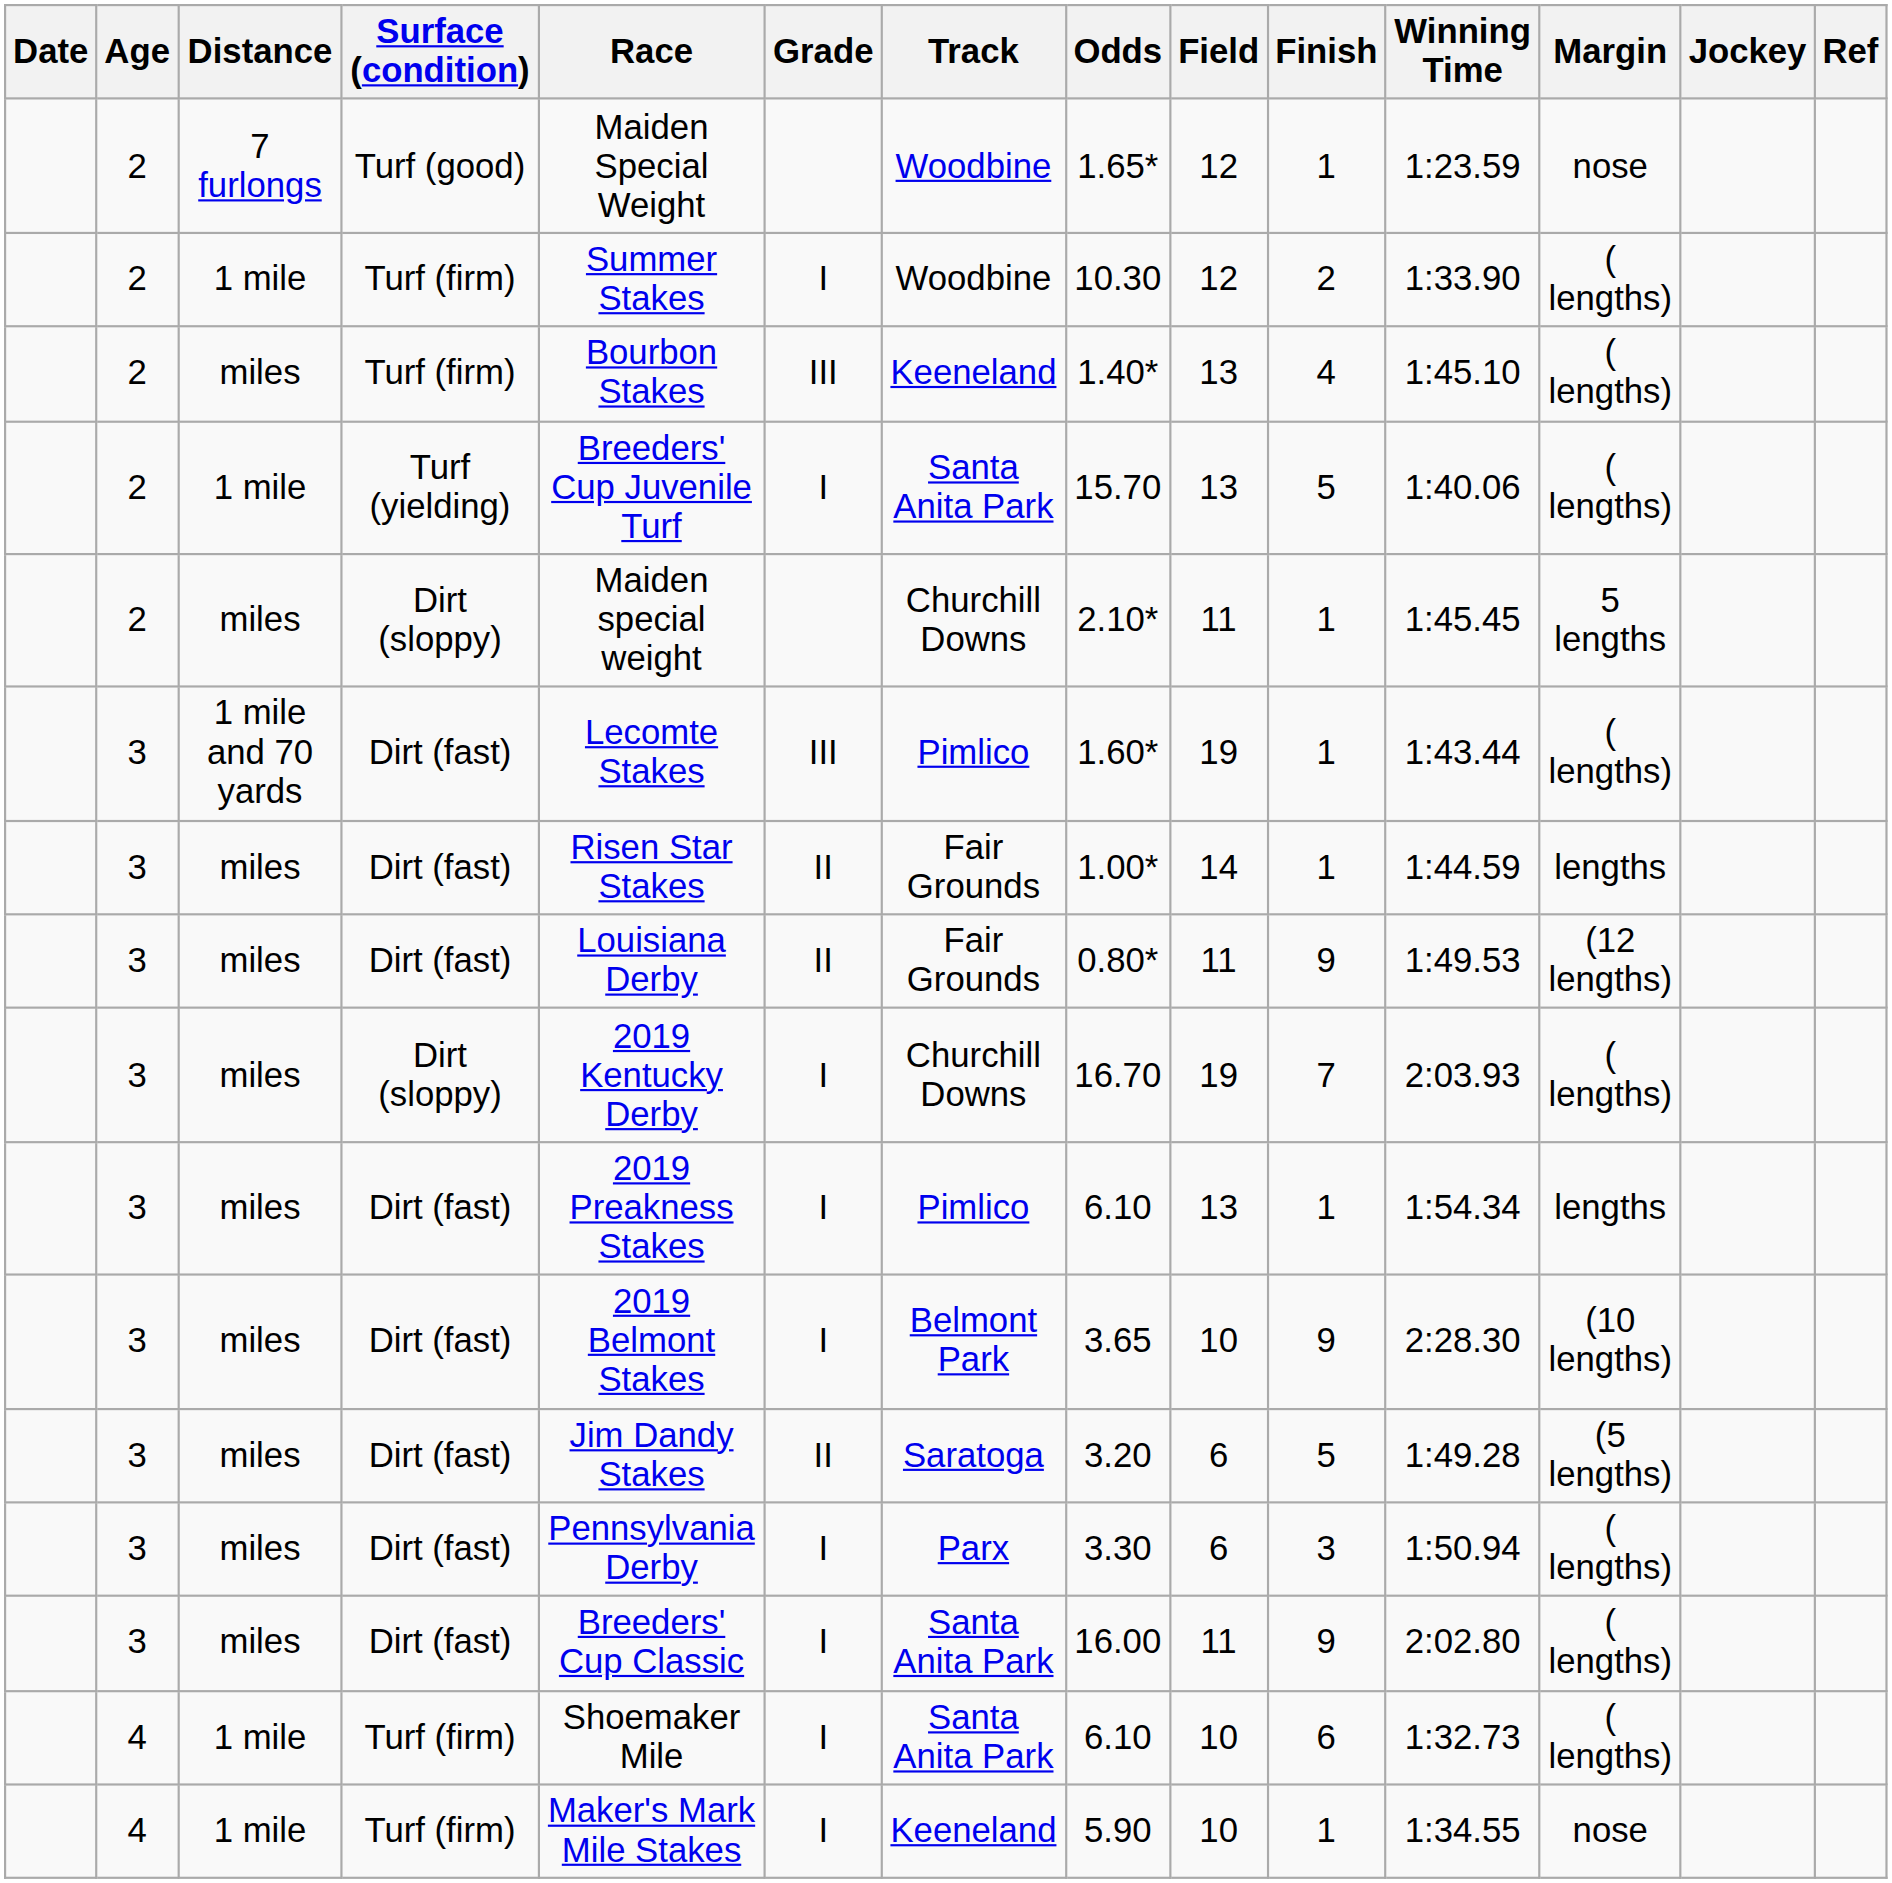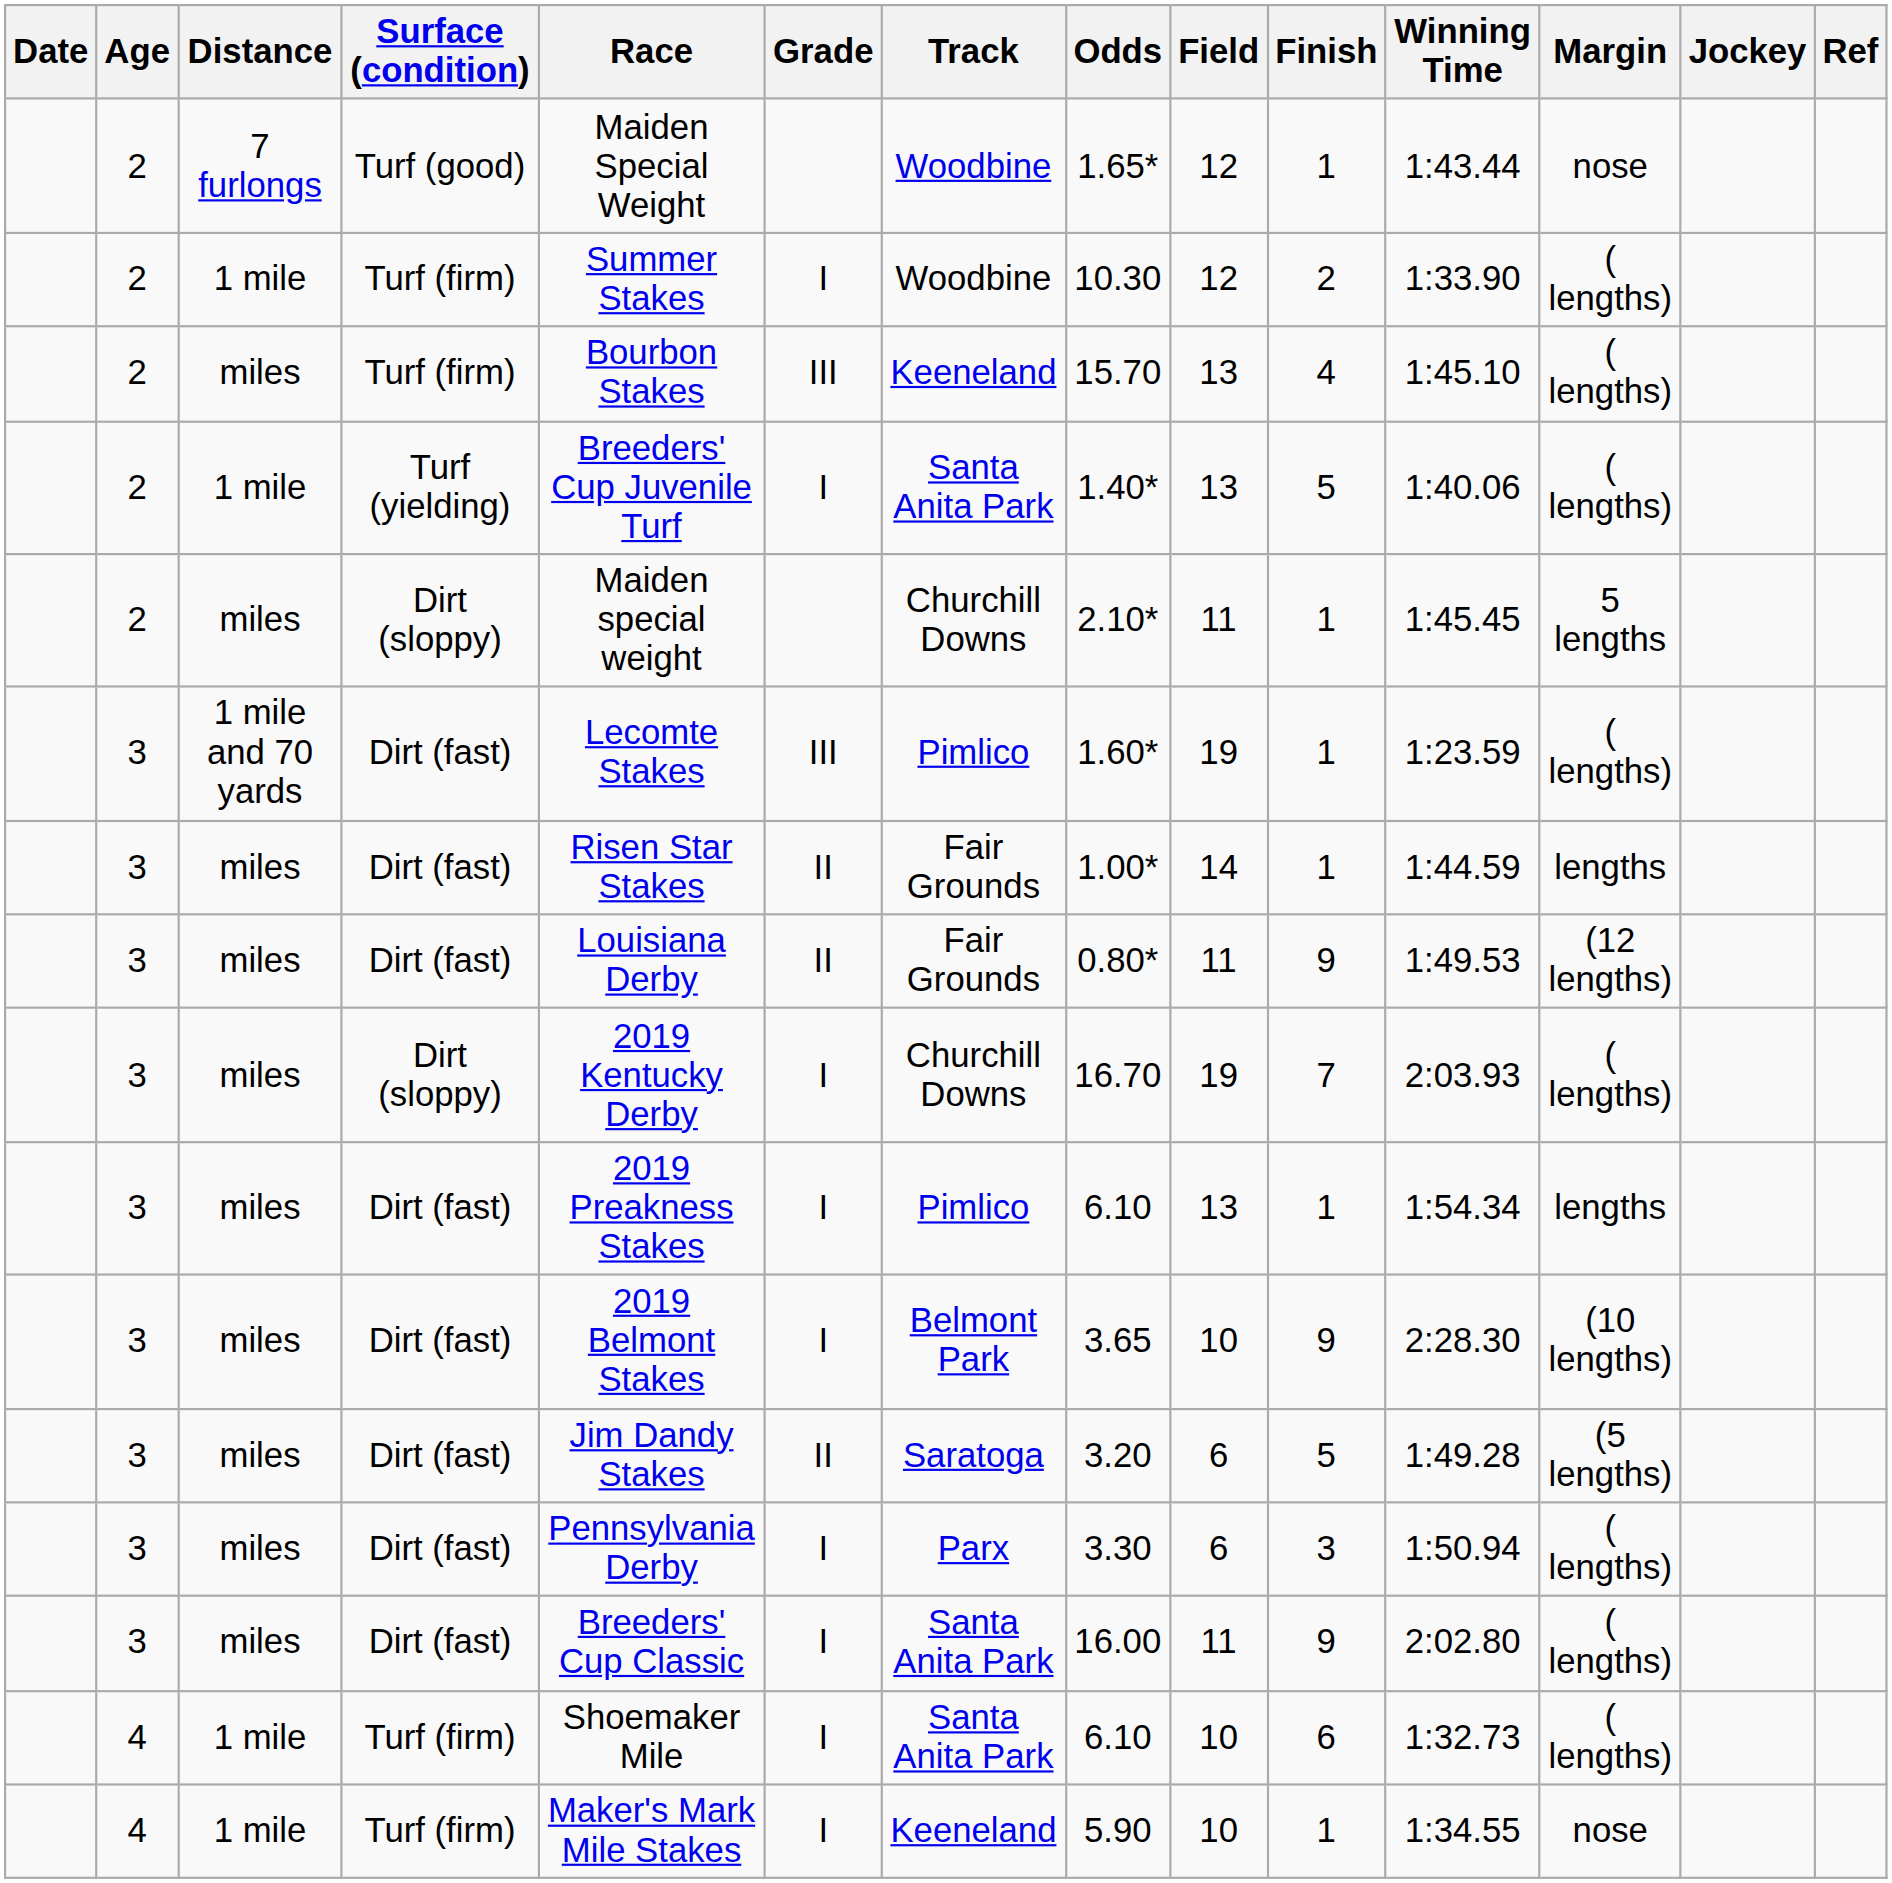(1463, 165) 1:23.59 -> (1463, 165) 1:43.44
(1118, 372) 1.40* -> (1118, 372) 15.70
(1118, 486) 15.70 -> (1118, 486) 1.40*
(1463, 753) 1:43.44 -> (1463, 753) 1:23.59
